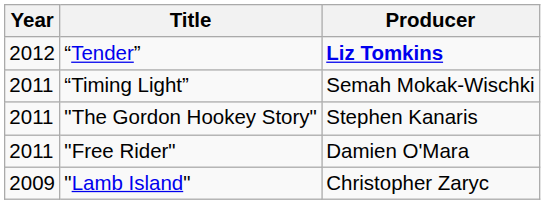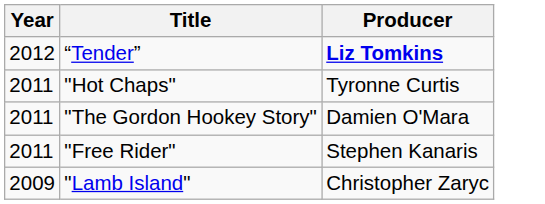- row: (127, 85)
+ row: (120, 85)
(402, 118) Stephen Kanaris -> (398, 118) Damien O'Mara
(398, 150) Damien O'Mara -> (402, 150) Stephen Kanaris
